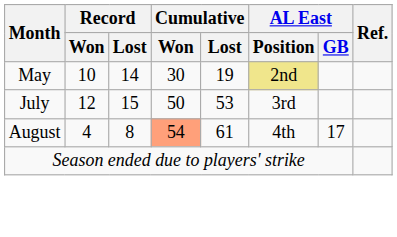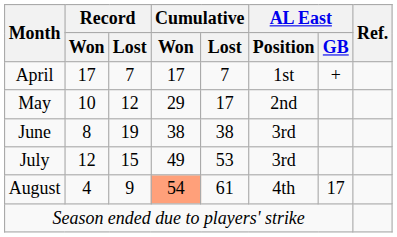+ row: (35, 75)
(130, 75) 14 -> (130, 103) 12
(176, 75) 30 -> (176, 103) 29
(225, 75) 19 -> (225, 103) 17
(284, 75) khaki background -> (284, 103) no background
+ row: (35, 132)
(176, 103) 50 -> (176, 160) 49
(130, 132) 8 -> (130, 189) 9
